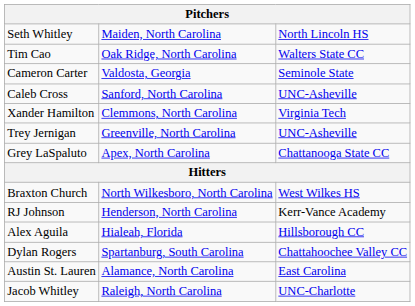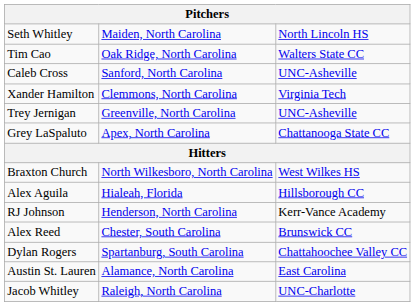- row: (47, 73)
rows swapped: (36, 212) <-> (38, 232)
+ row: (34, 232)
